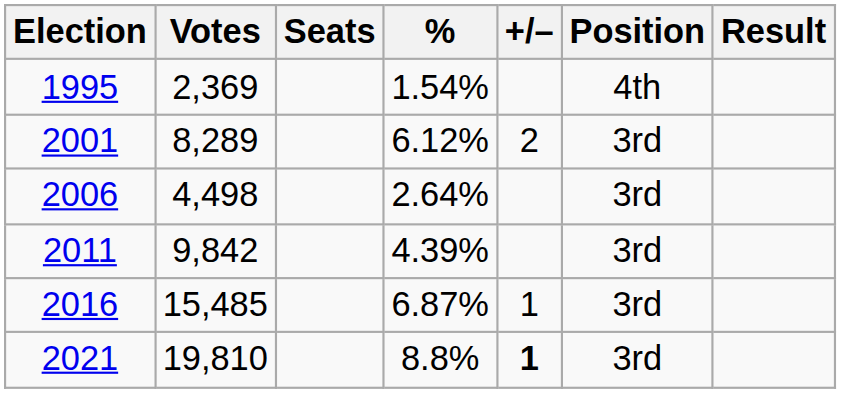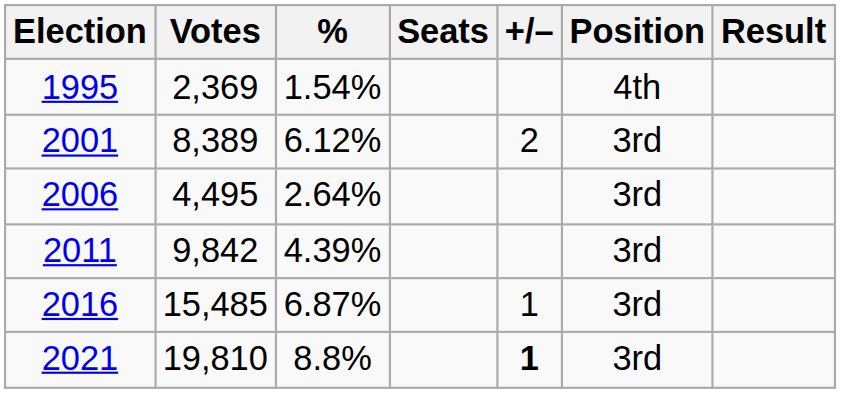columns swapped: (440, 31) <-> (330, 31)
(215, 140) 8,289 -> (215, 140) 8,389
(215, 195) 4,498 -> (215, 195) 4,495
